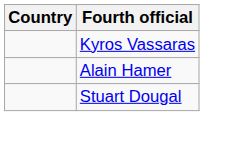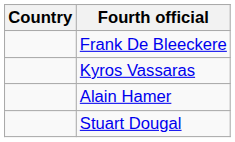+ row: (153, 44)
